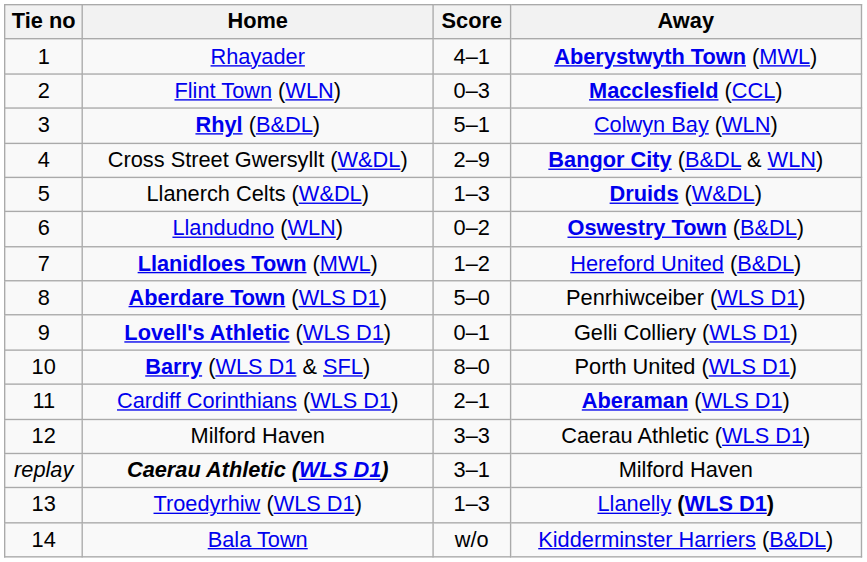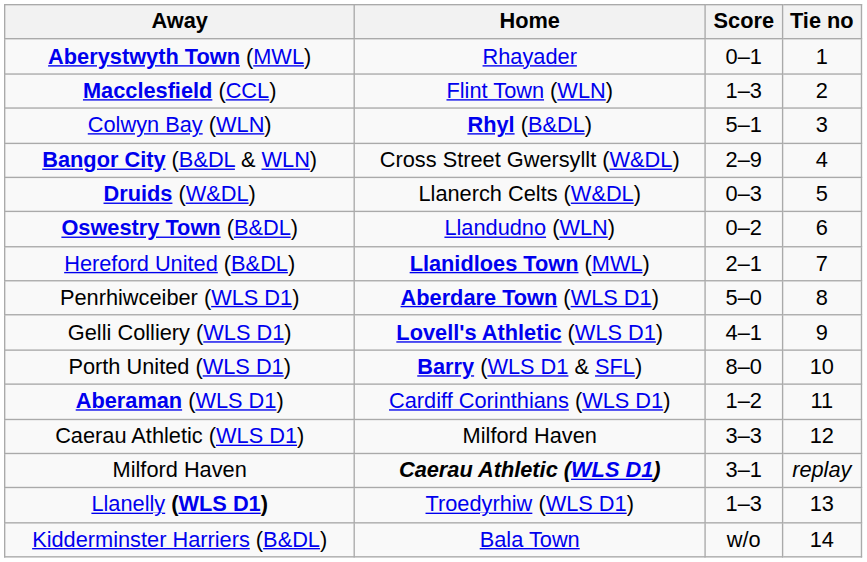columns swapped: (44, 21) <-> (686, 21)
(472, 56) 4–1 -> (744, 56) 0–1
(472, 90) 0–3 -> (744, 90) 1–3
(472, 194) 1–3 -> (744, 194) 0–3
(472, 263) 1–2 -> (744, 263) 2–1
(472, 332) 0–1 -> (744, 332) 4–1
(472, 401) 2–1 -> (744, 401) 1–2
